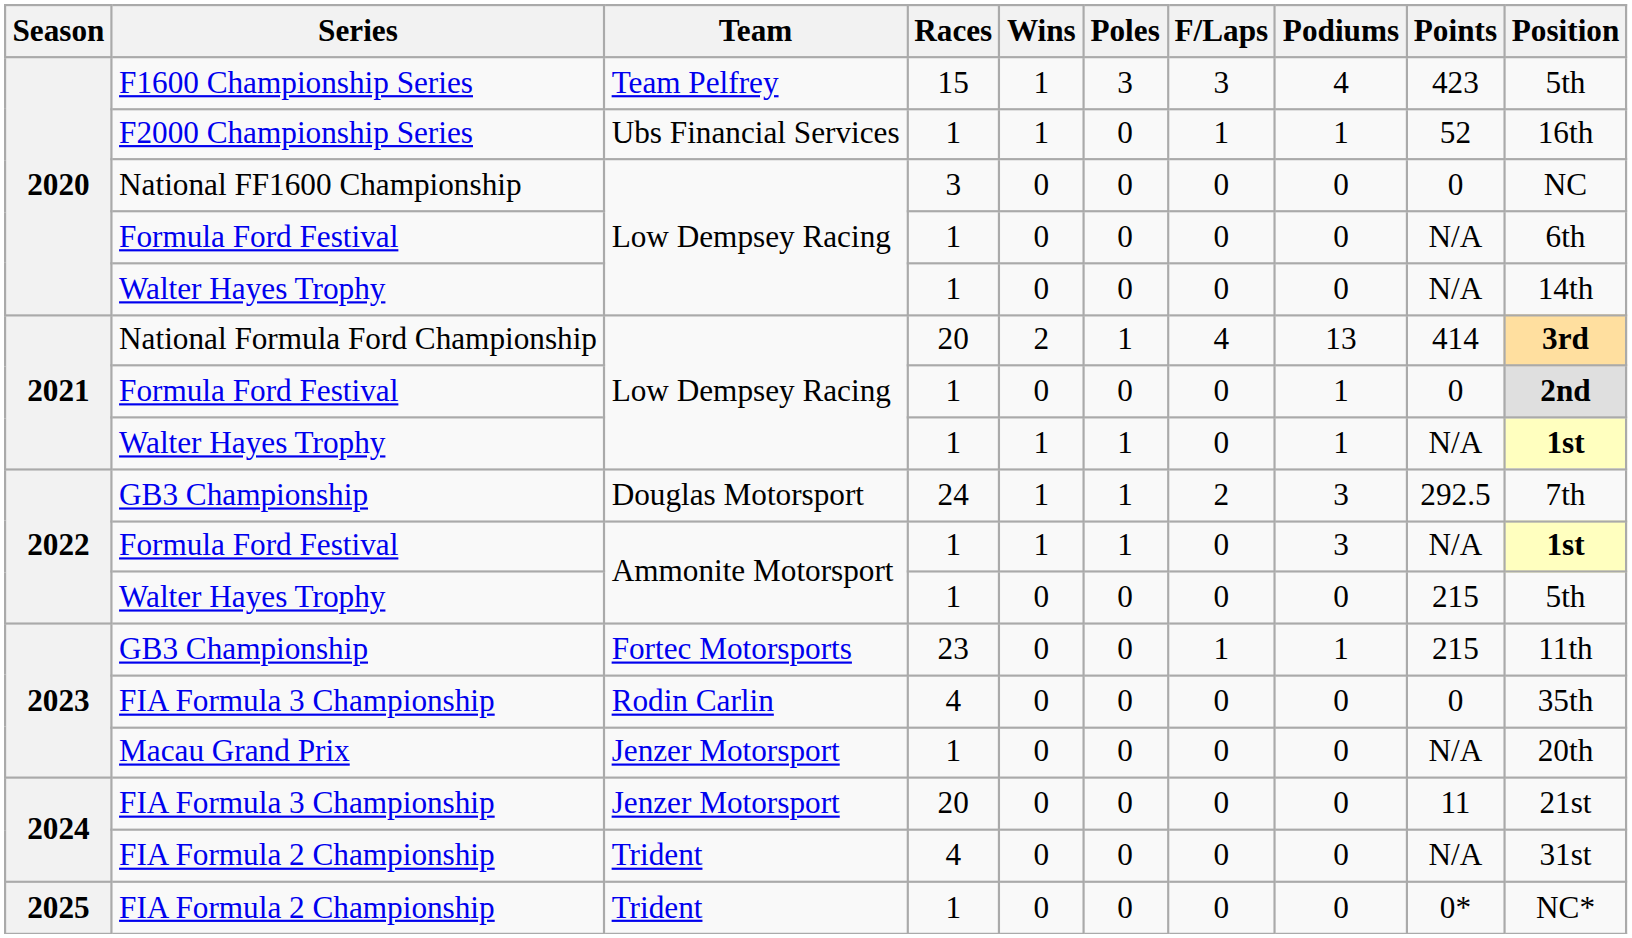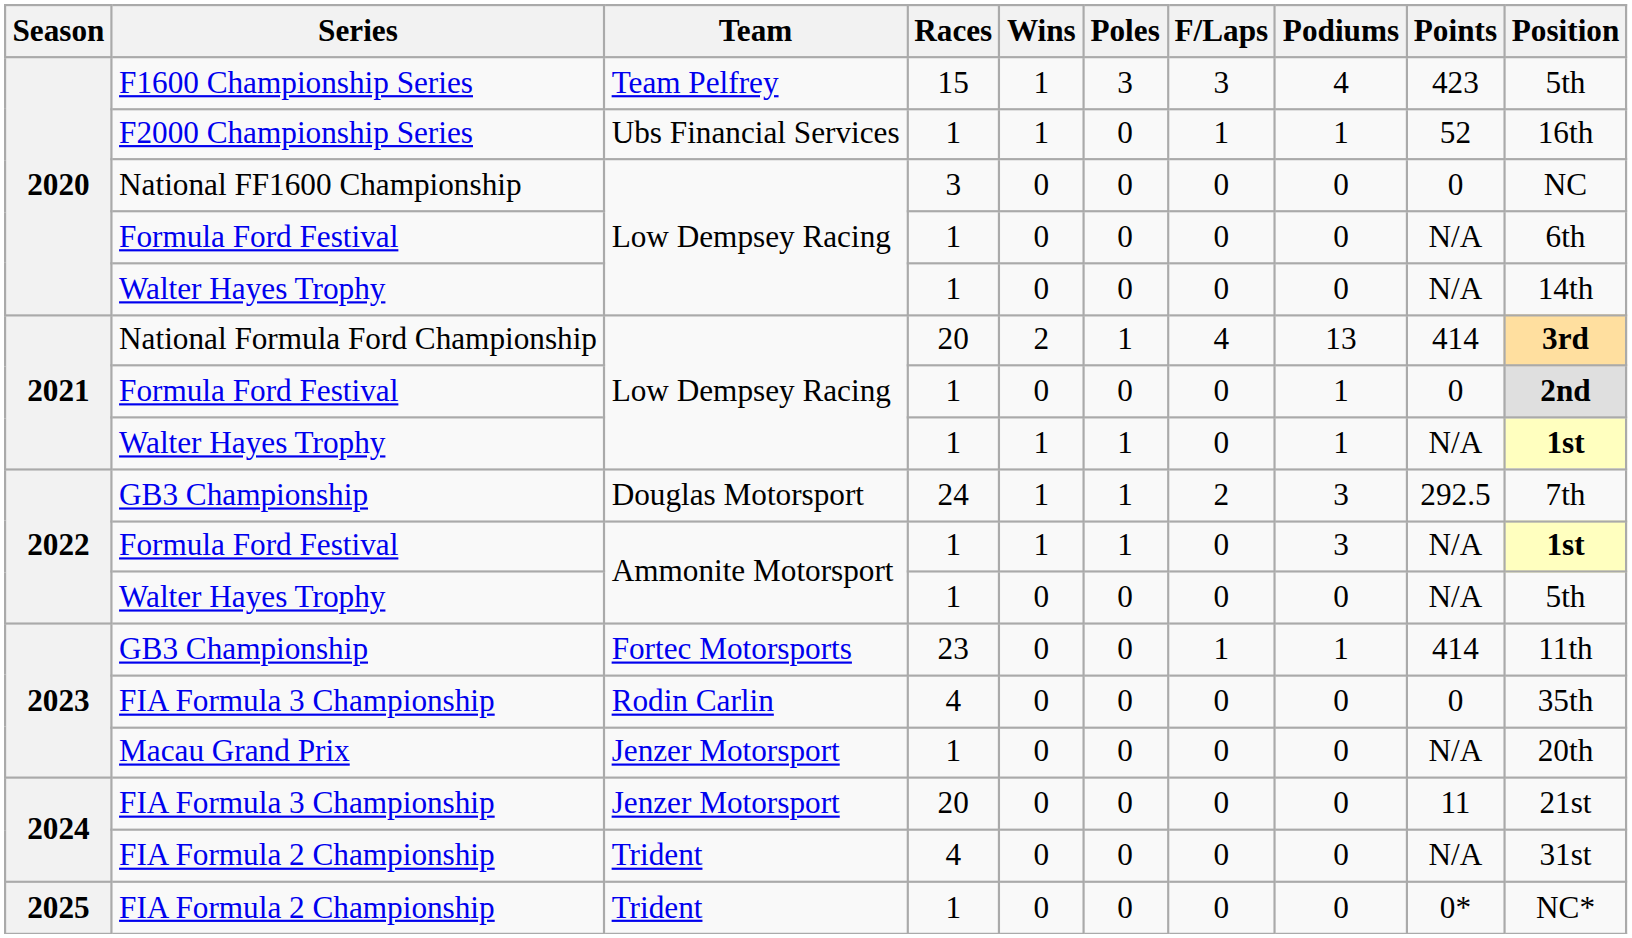(1455, 597) 215 -> (1455, 597) N/A
(1455, 649) 215 -> (1455, 649) 414
